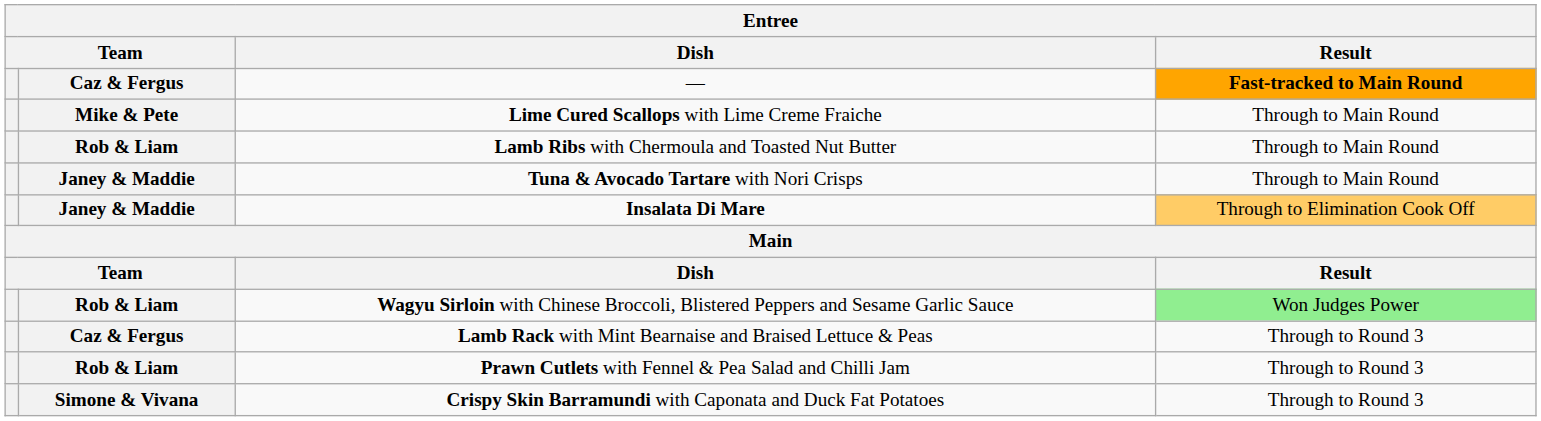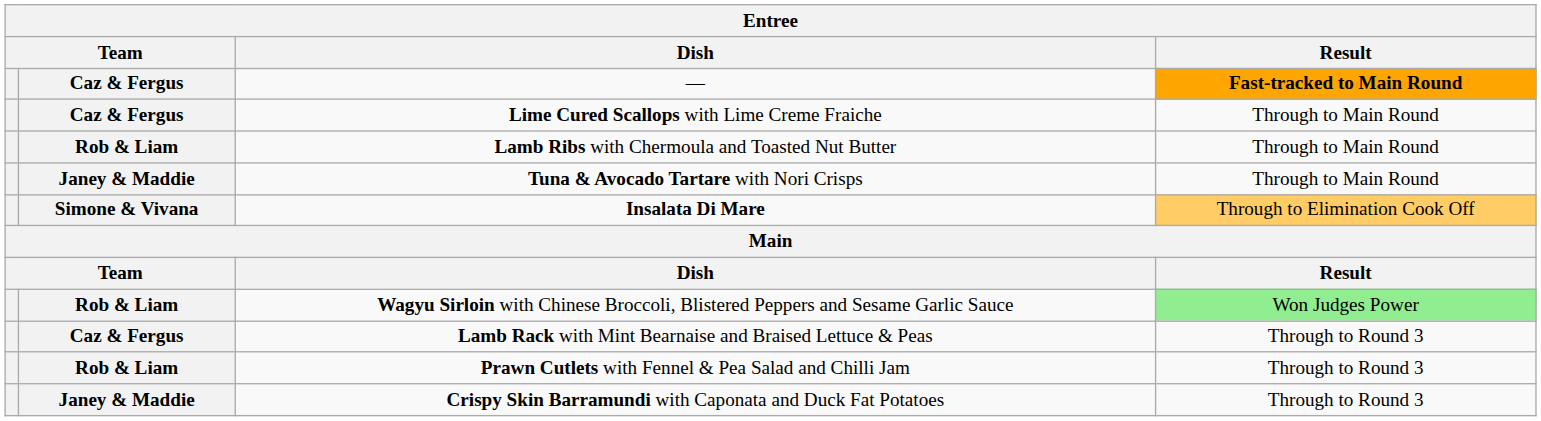(127, 115) Mike & Pete -> (127, 115) Caz & Fergus
(127, 210) Janey & Maddie -> (127, 210) Simone & Vivana
(127, 399) Simone & Vivana -> (127, 399) Janey & Maddie
